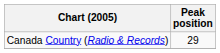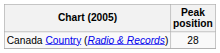(193, 40) 29 -> (193, 40) 28
